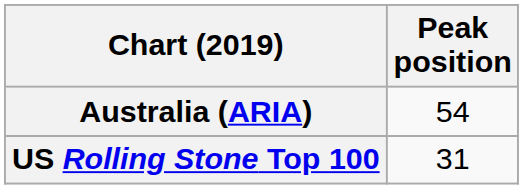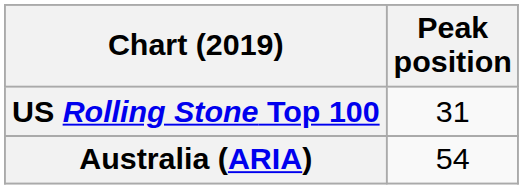rows swapped: (196, 111) <-> (196, 159)
